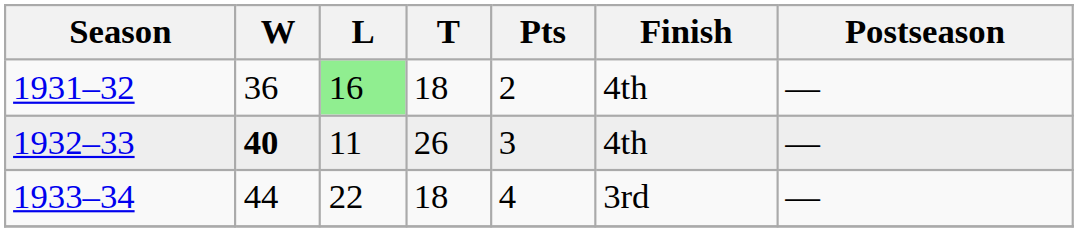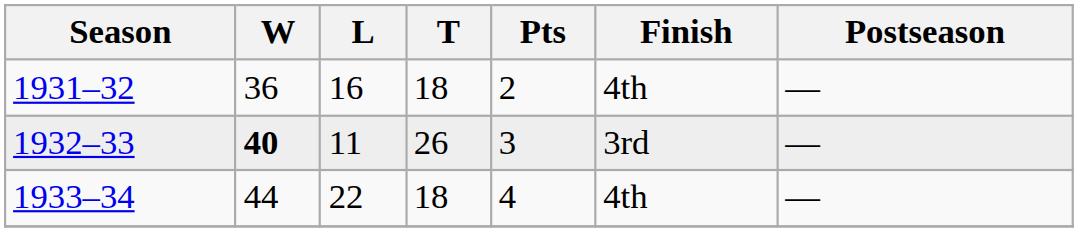(346, 87) lightgreen background -> (346, 87) no background
(625, 142) 4th -> (626, 142) 3rd
(626, 197) 3rd -> (625, 197) 4th
